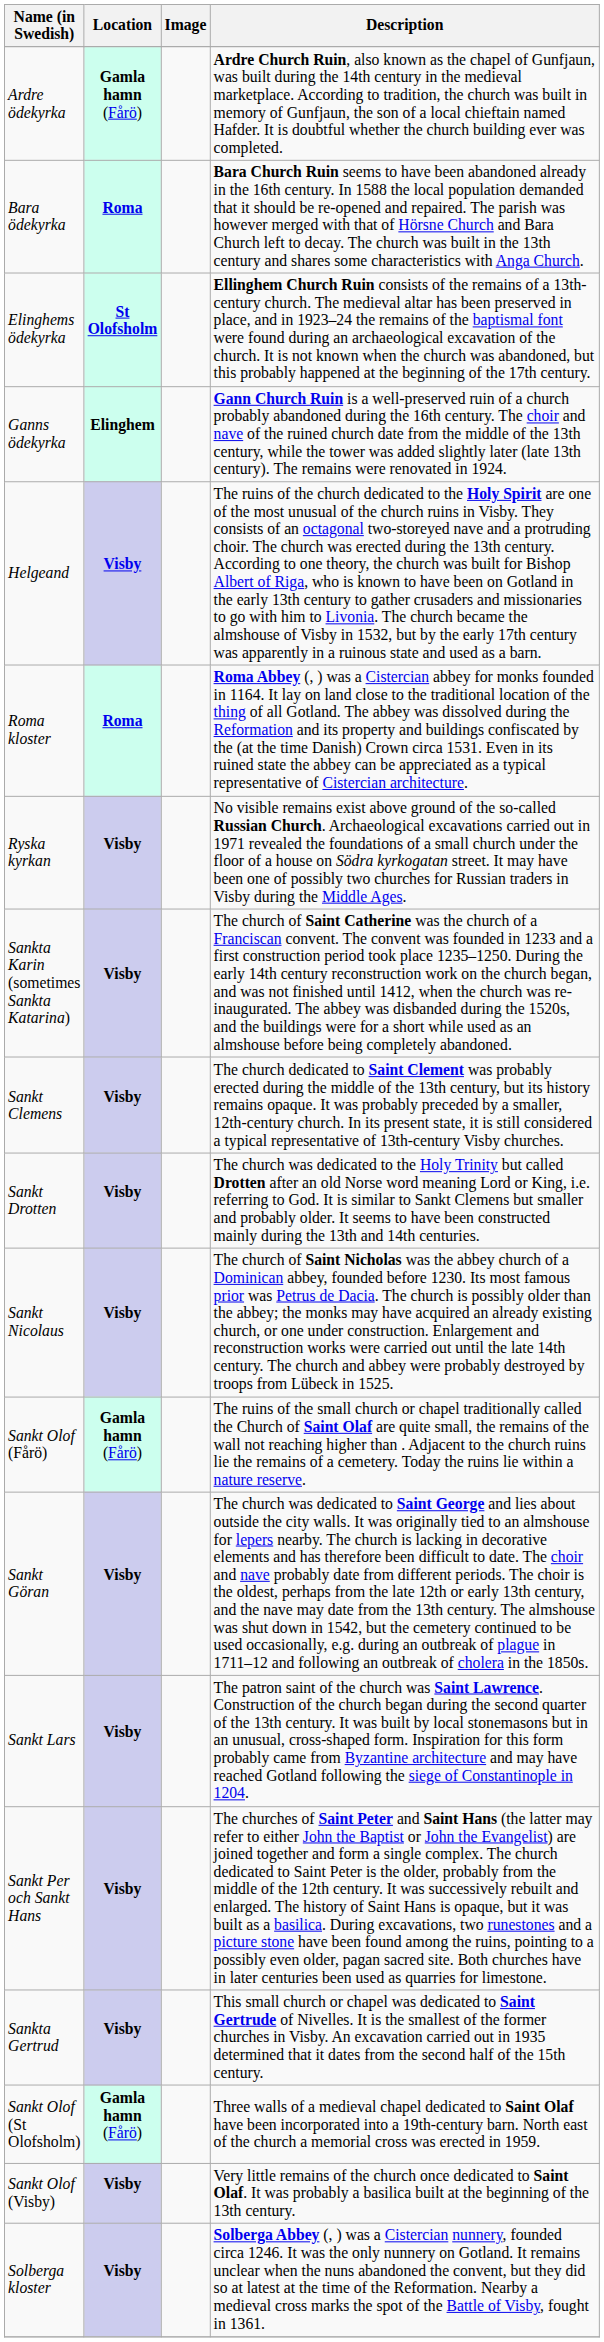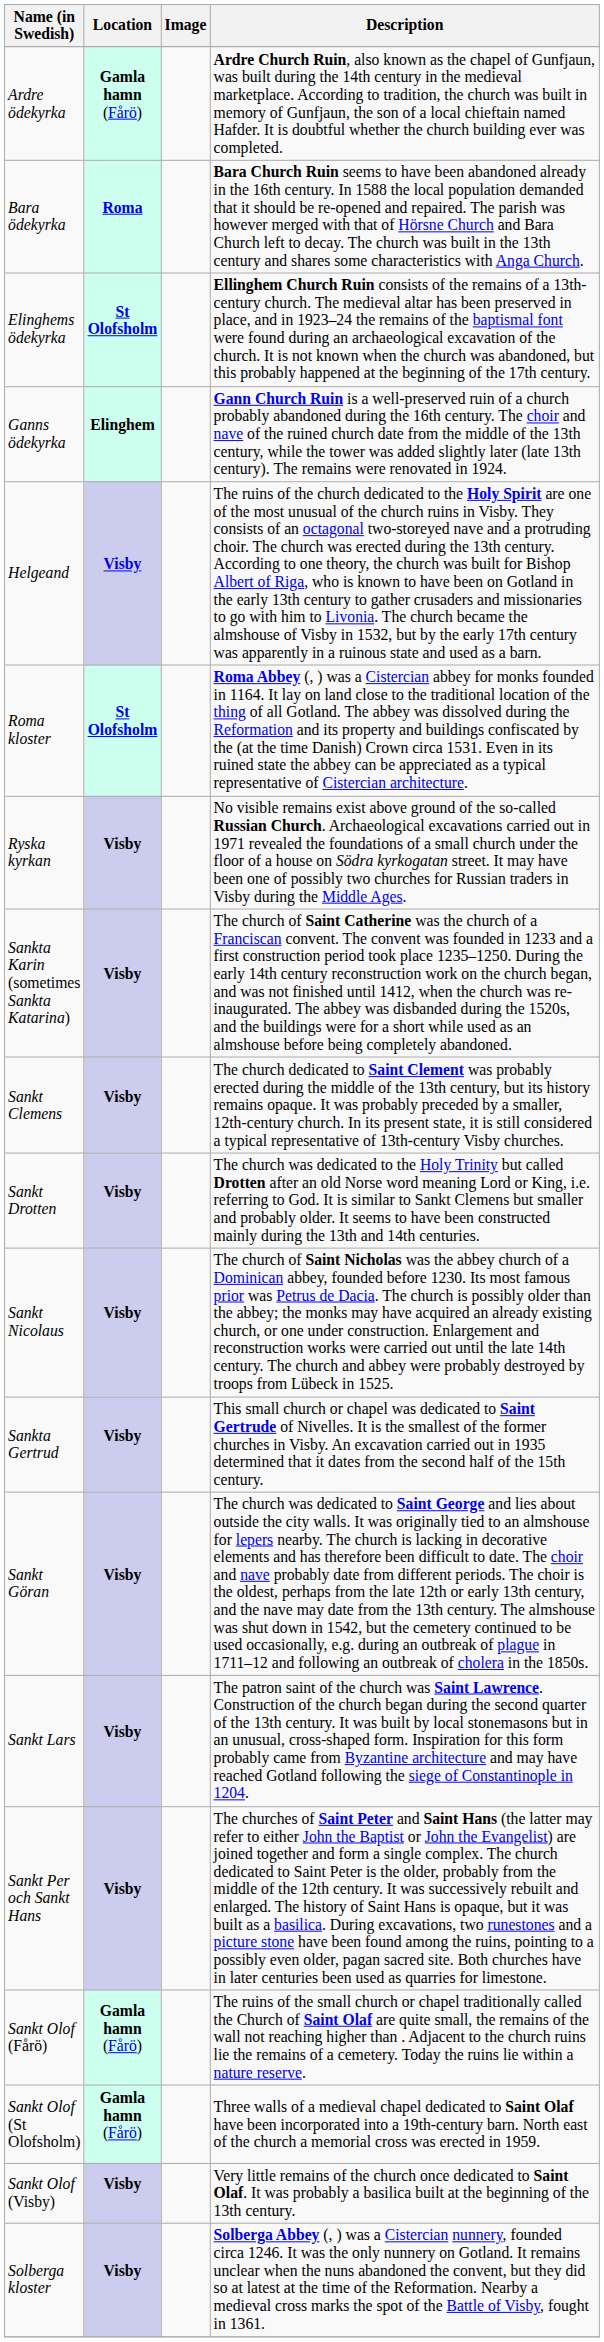(122, 721) Roma -> (122, 721) St Olofsholm
rows swapped: (33, 2037) <-> (41, 1444)
